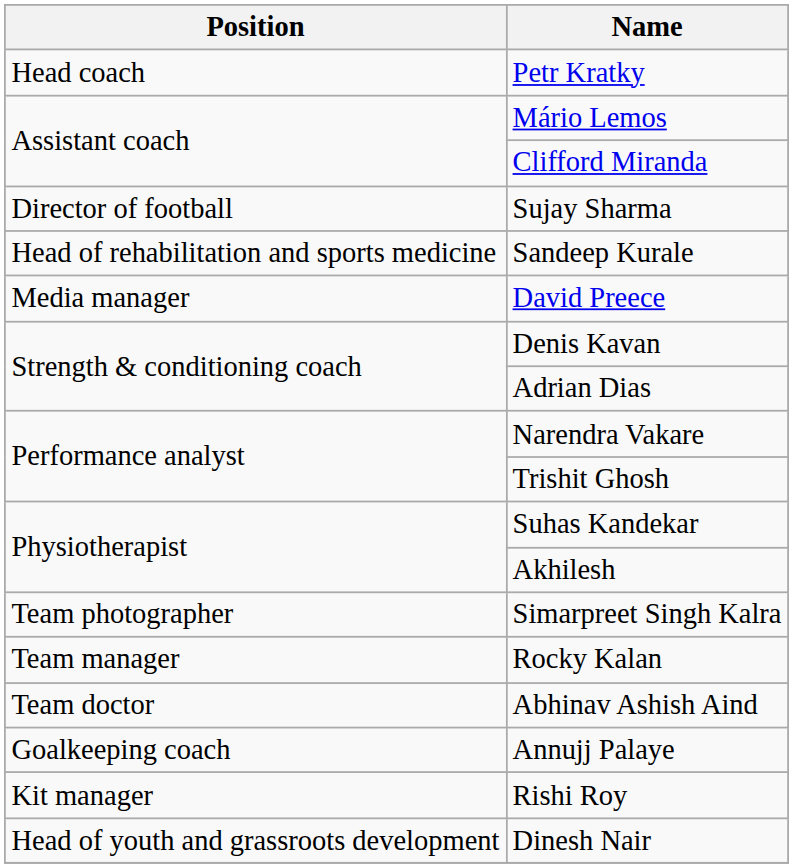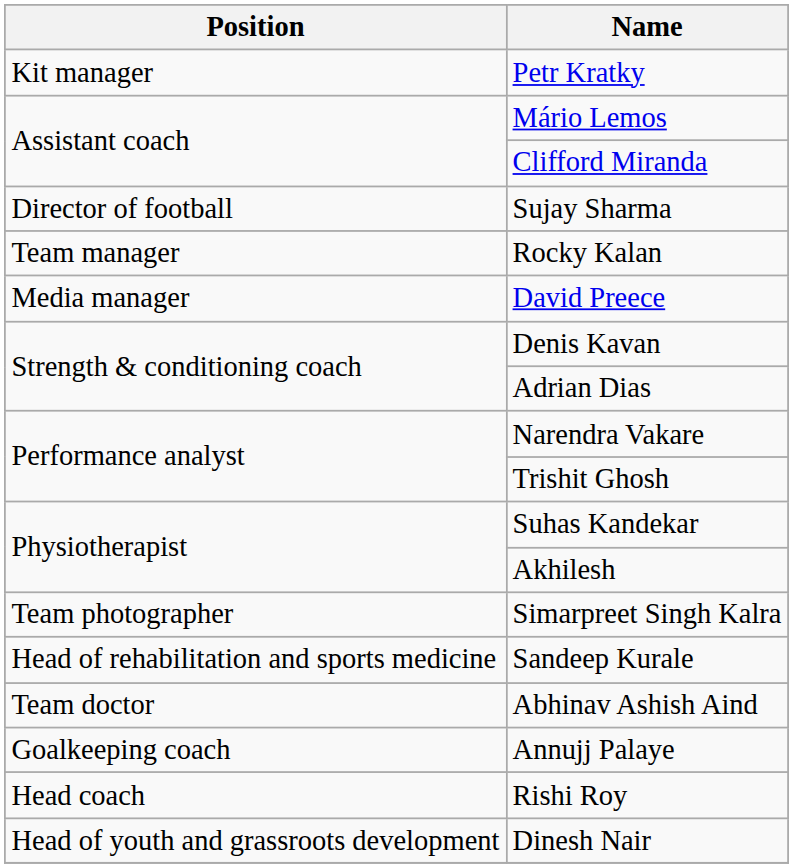(78, 72) Head coach -> (82, 72) Kit manager
rows swapped: (587, 659) <-> (603, 252)
(82, 794) Kit manager -> (78, 794) Head coach
